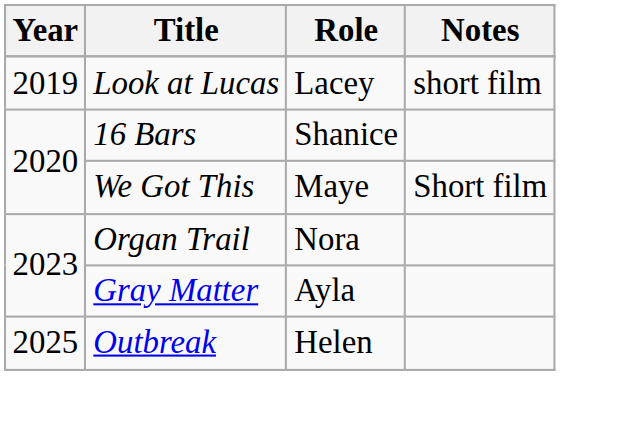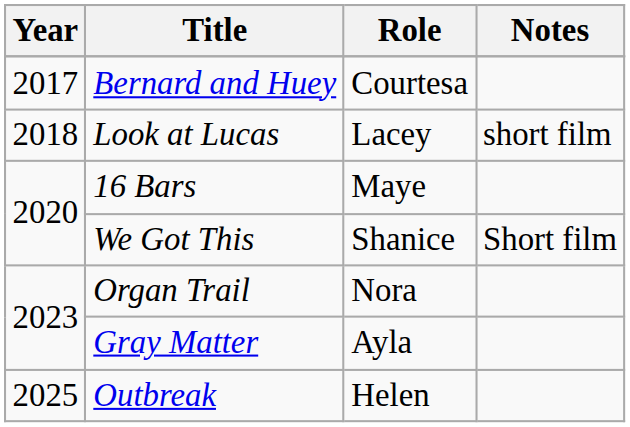+ row: (215, 82)
(45, 82) 2019 -> (45, 134) 2018
(346, 134) Shanice -> (389, 186) Maye
(332, 186) Maye -> (403, 238) Shanice
